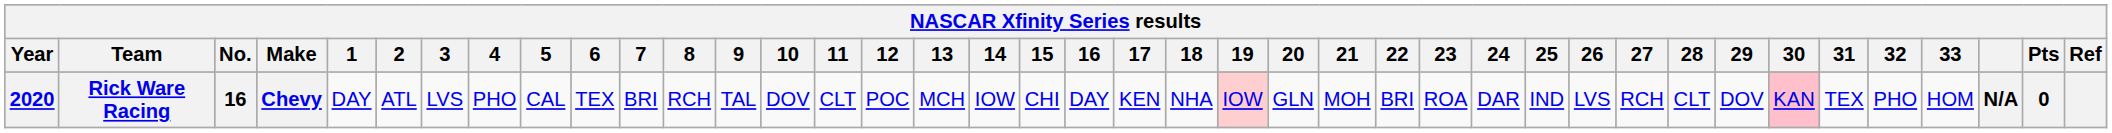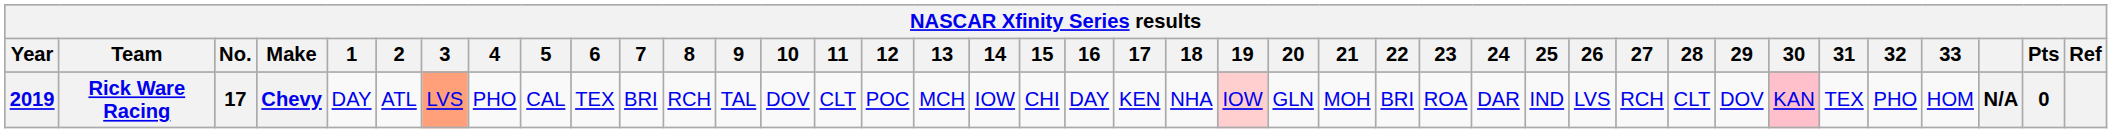(32, 100) 2020 -> (32, 100) 2019
(235, 100) 16 -> (235, 100) 17
(445, 100) no background -> (445, 100) lightsalmon background
